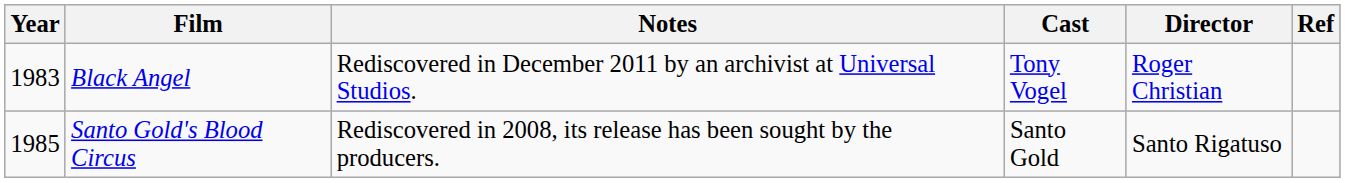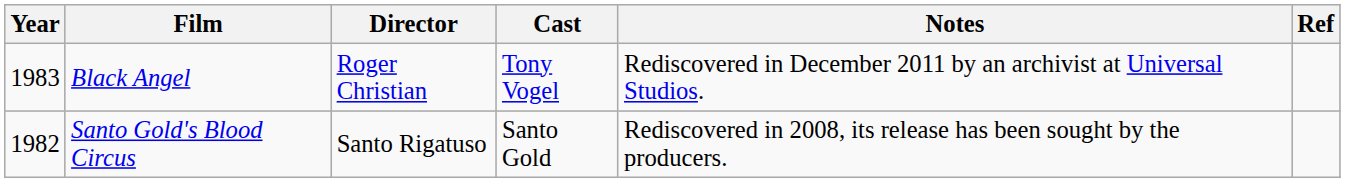columns swapped: (1209, 24) <-> (668, 24)
(35, 143) 1985 -> (35, 143) 1982
